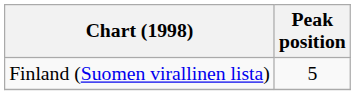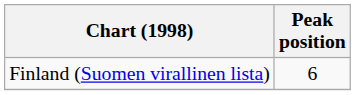(312, 73) 5 -> (312, 73) 6
